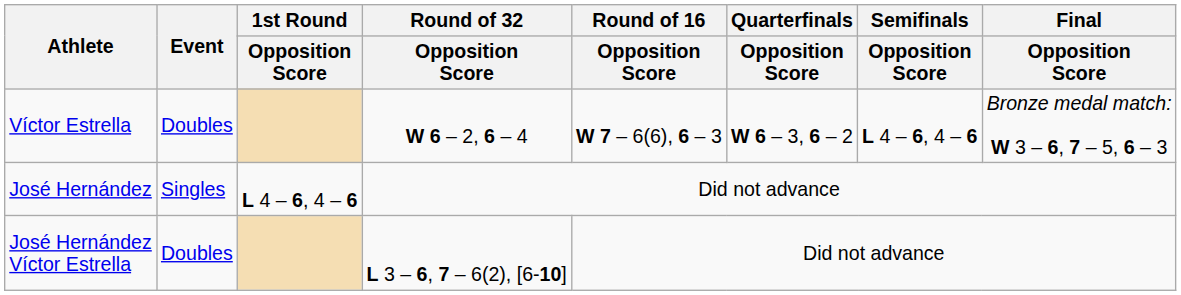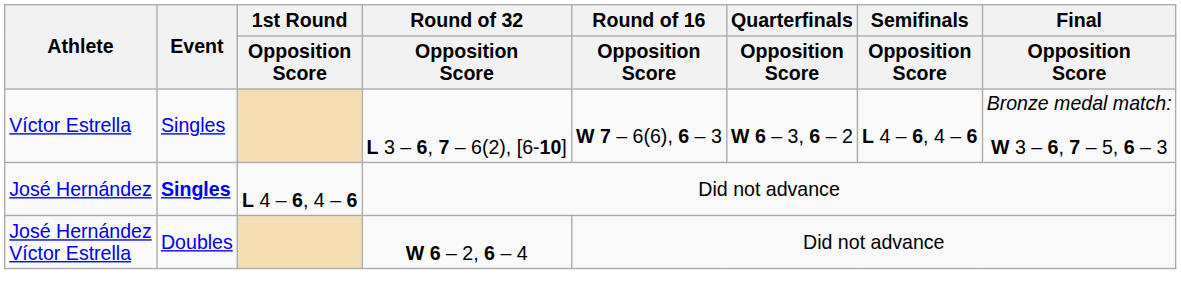(197, 126) Doubles -> (193, 126) Singles
(467, 137) W 6 – 2, 6 – 4 -> (467, 148) L 3 – 6, 7 – 6(2), [6-10]
(193, 190) normal -> (196, 190) bold
(467, 275) L 3 – 6, 7 – 6(2), [6-10] -> (467, 253) W 6 – 2, 6 – 4
